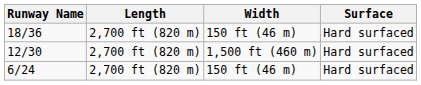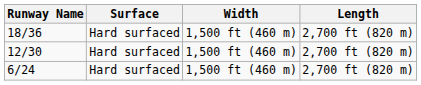columns swapped: (145, 14) <-> (369, 14)
(252, 33) 150 ft (46 m) -> (241, 33) 1,500 ft (460 m)
(252, 70) 150 ft (46 m) -> (241, 70) 1,500 ft (460 m)
